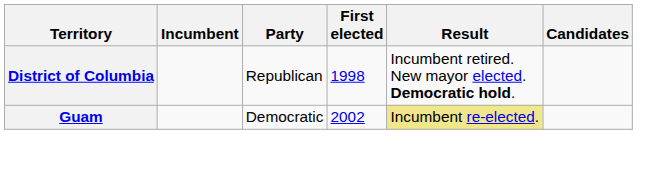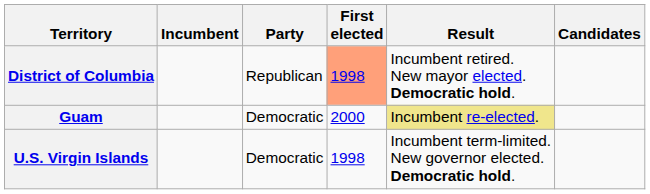(348, 75) no background -> (348, 75) lightsalmon background
(348, 117) 2002 -> (348, 117) 2000
+ row: (81, 158)
